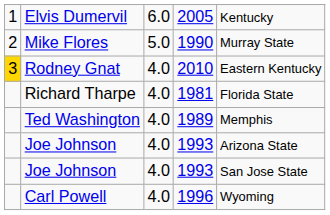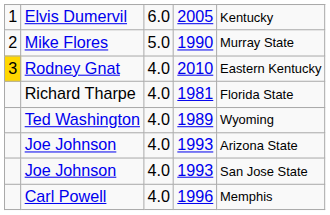(246, 120) Memphis -> (247, 120) Wyoming
(247, 197) Wyoming -> (246, 197) Memphis
